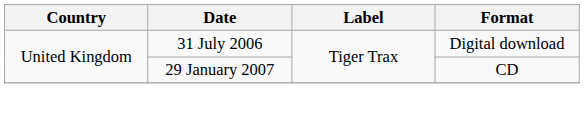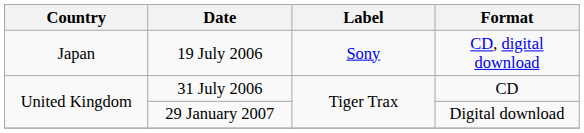+ row: (220, 52)
(507, 43) Digital download -> (507, 88) CD
(507, 69) CD -> (507, 114) Digital download
